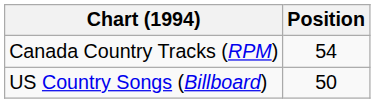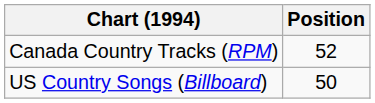(326, 51) 54 -> (326, 51) 52
